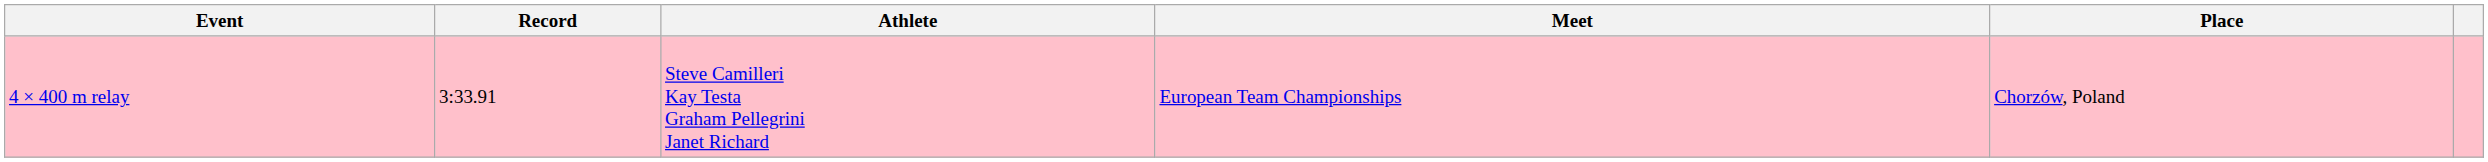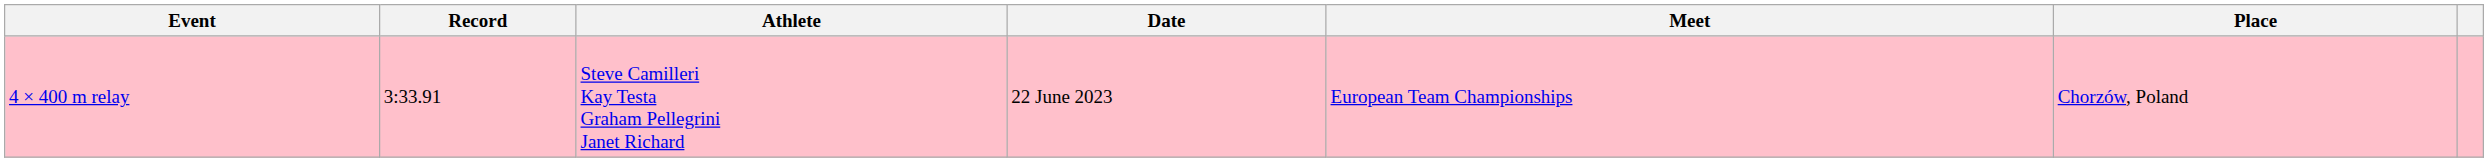+ column: (1166, 20)
